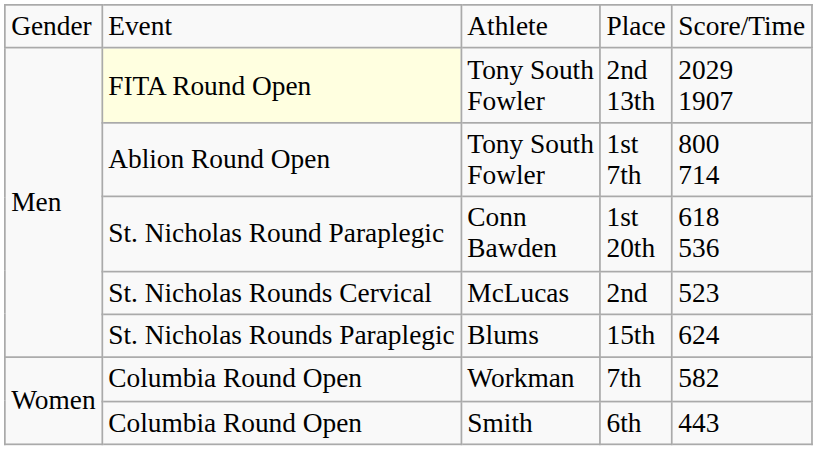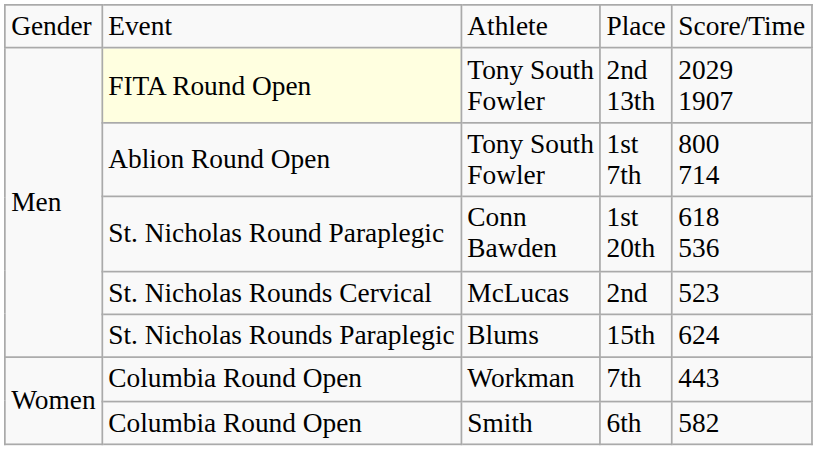(699, 378) 582 -> (699, 378) 443
(699, 422) 443 -> (699, 422) 582
